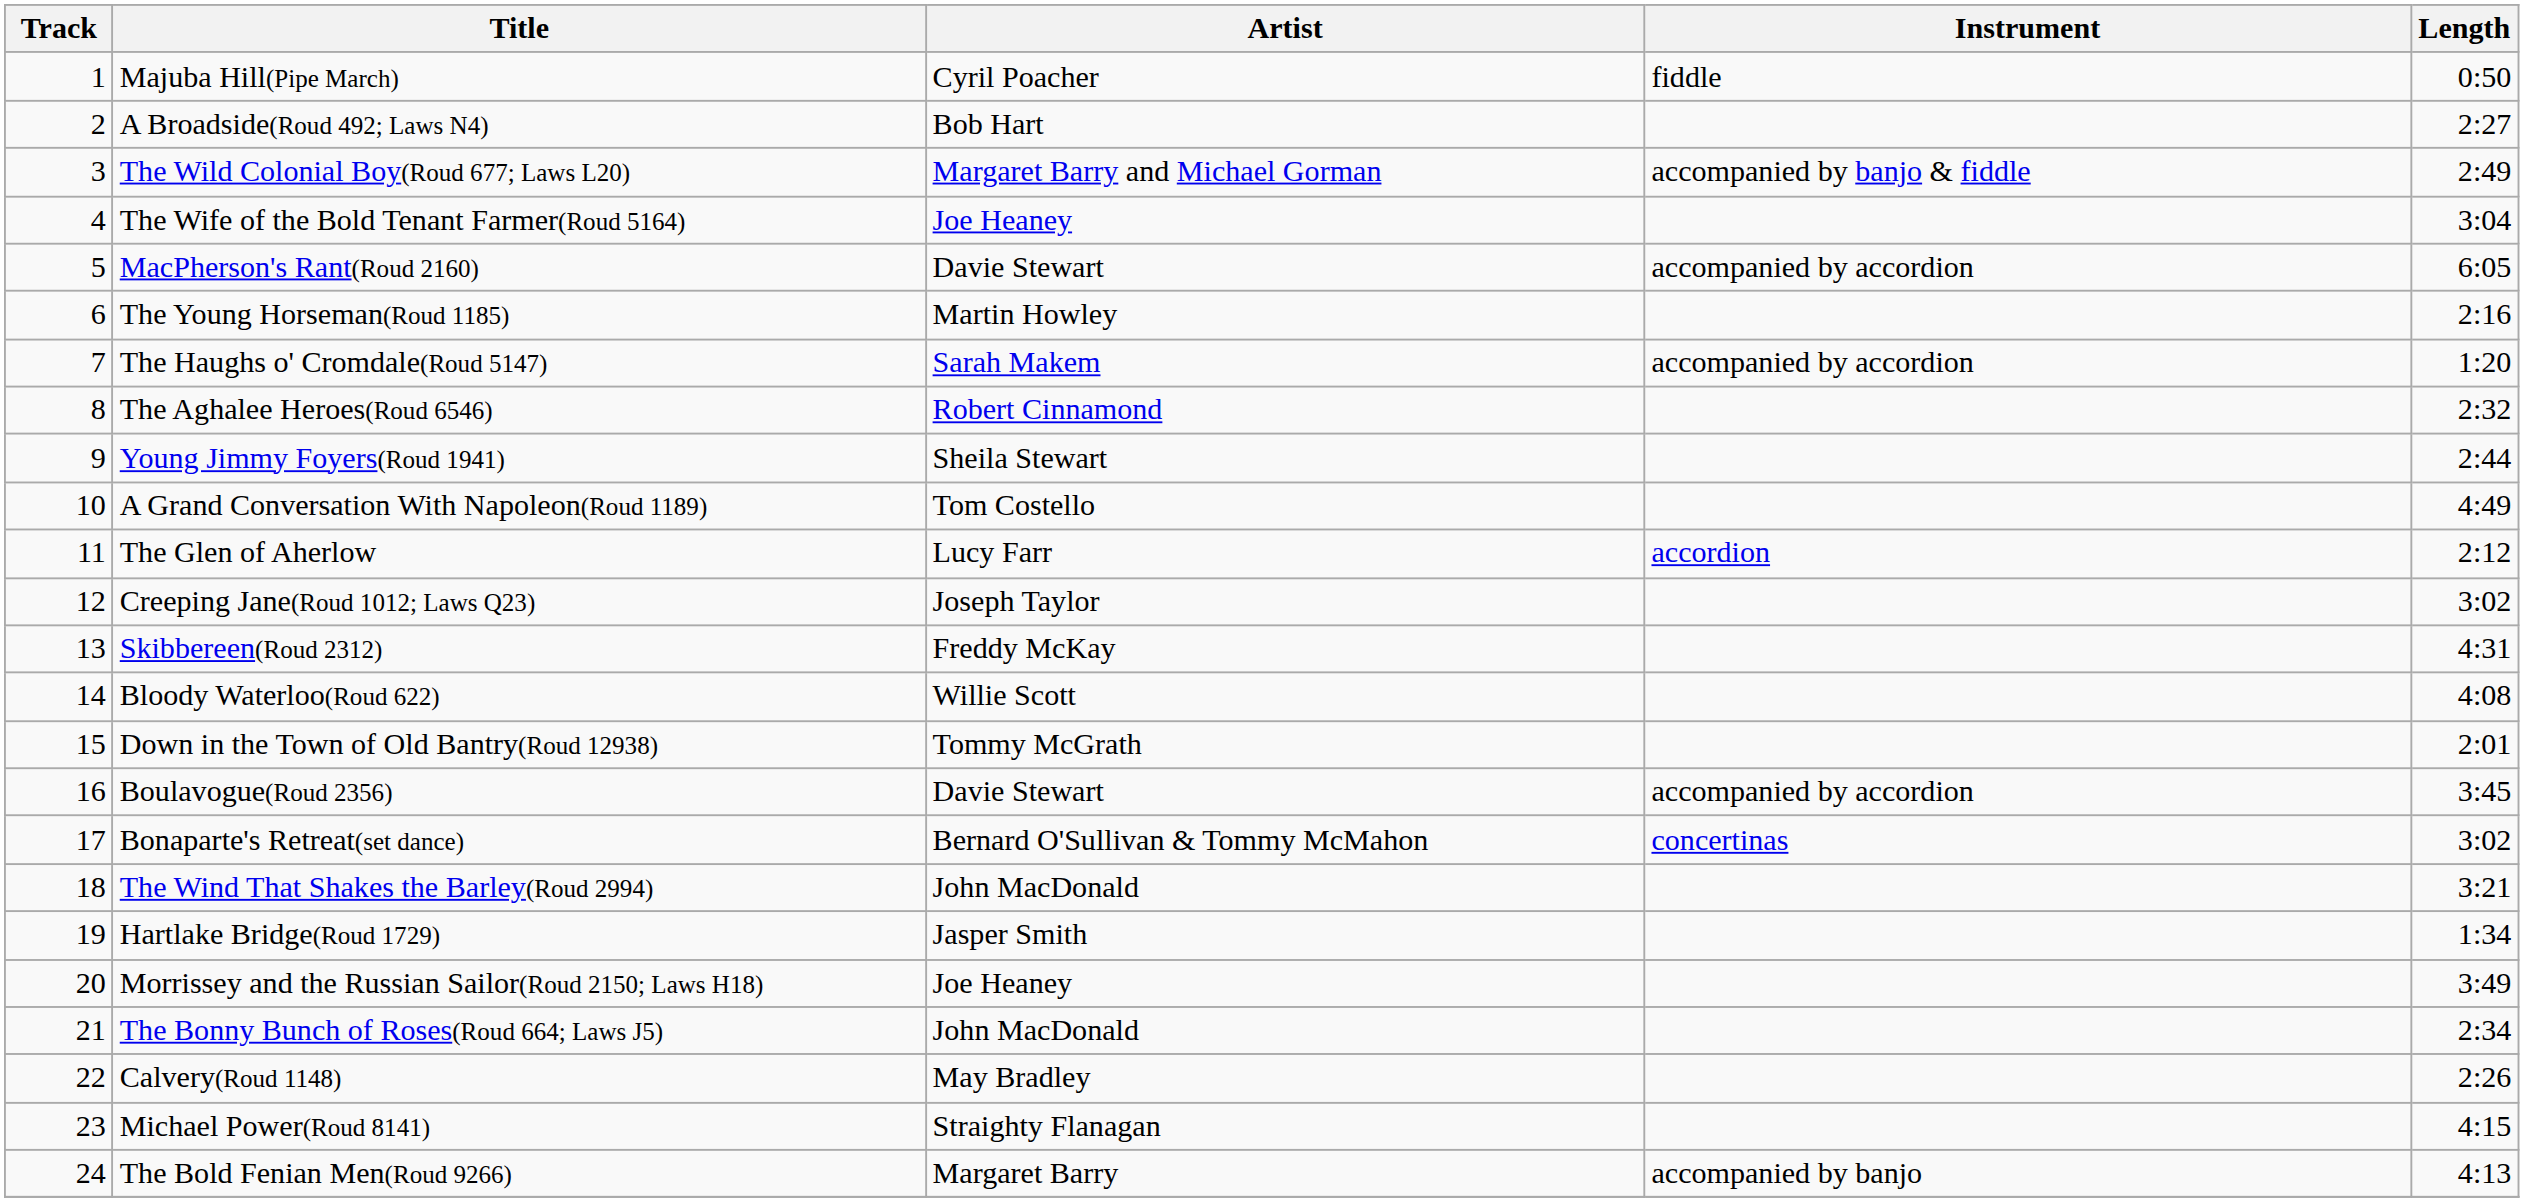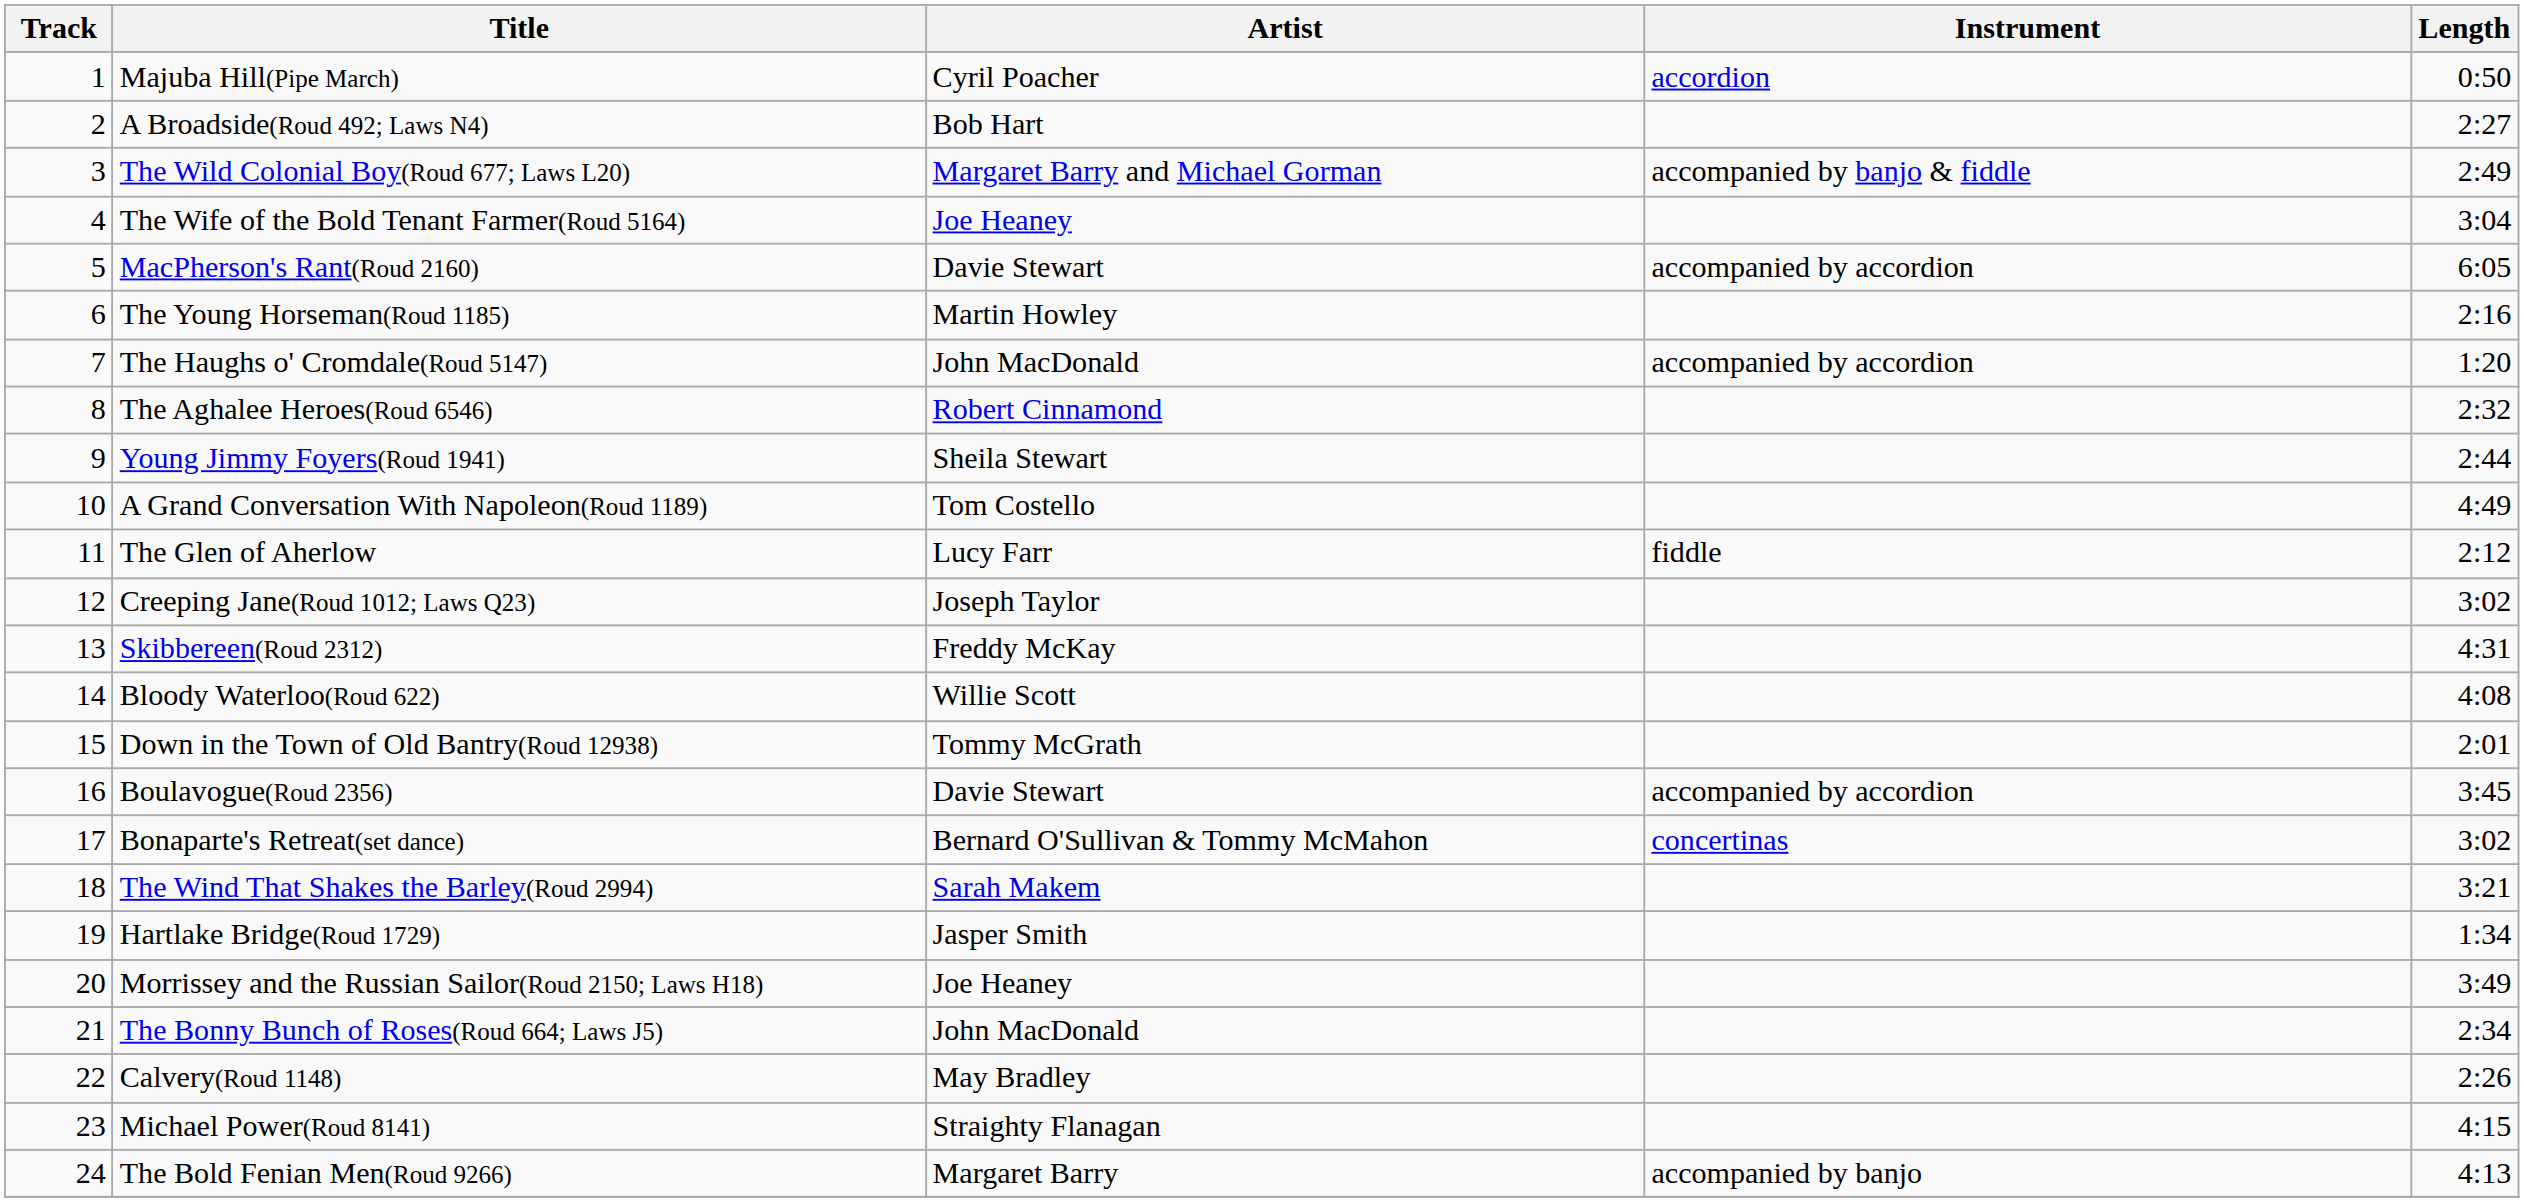(1687, 76) fiddle -> (1711, 76) accordion
(1017, 362) Sarah Makem -> (1036, 362) John MacDonald
(1711, 553) accordion -> (1687, 553) fiddle
(1036, 887) John MacDonald -> (1017, 887) Sarah Makem
